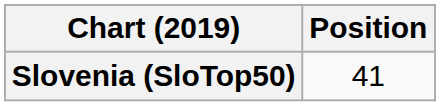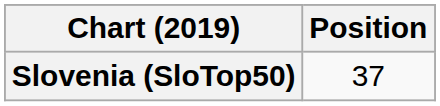(368, 75) 41 -> (368, 75) 37
